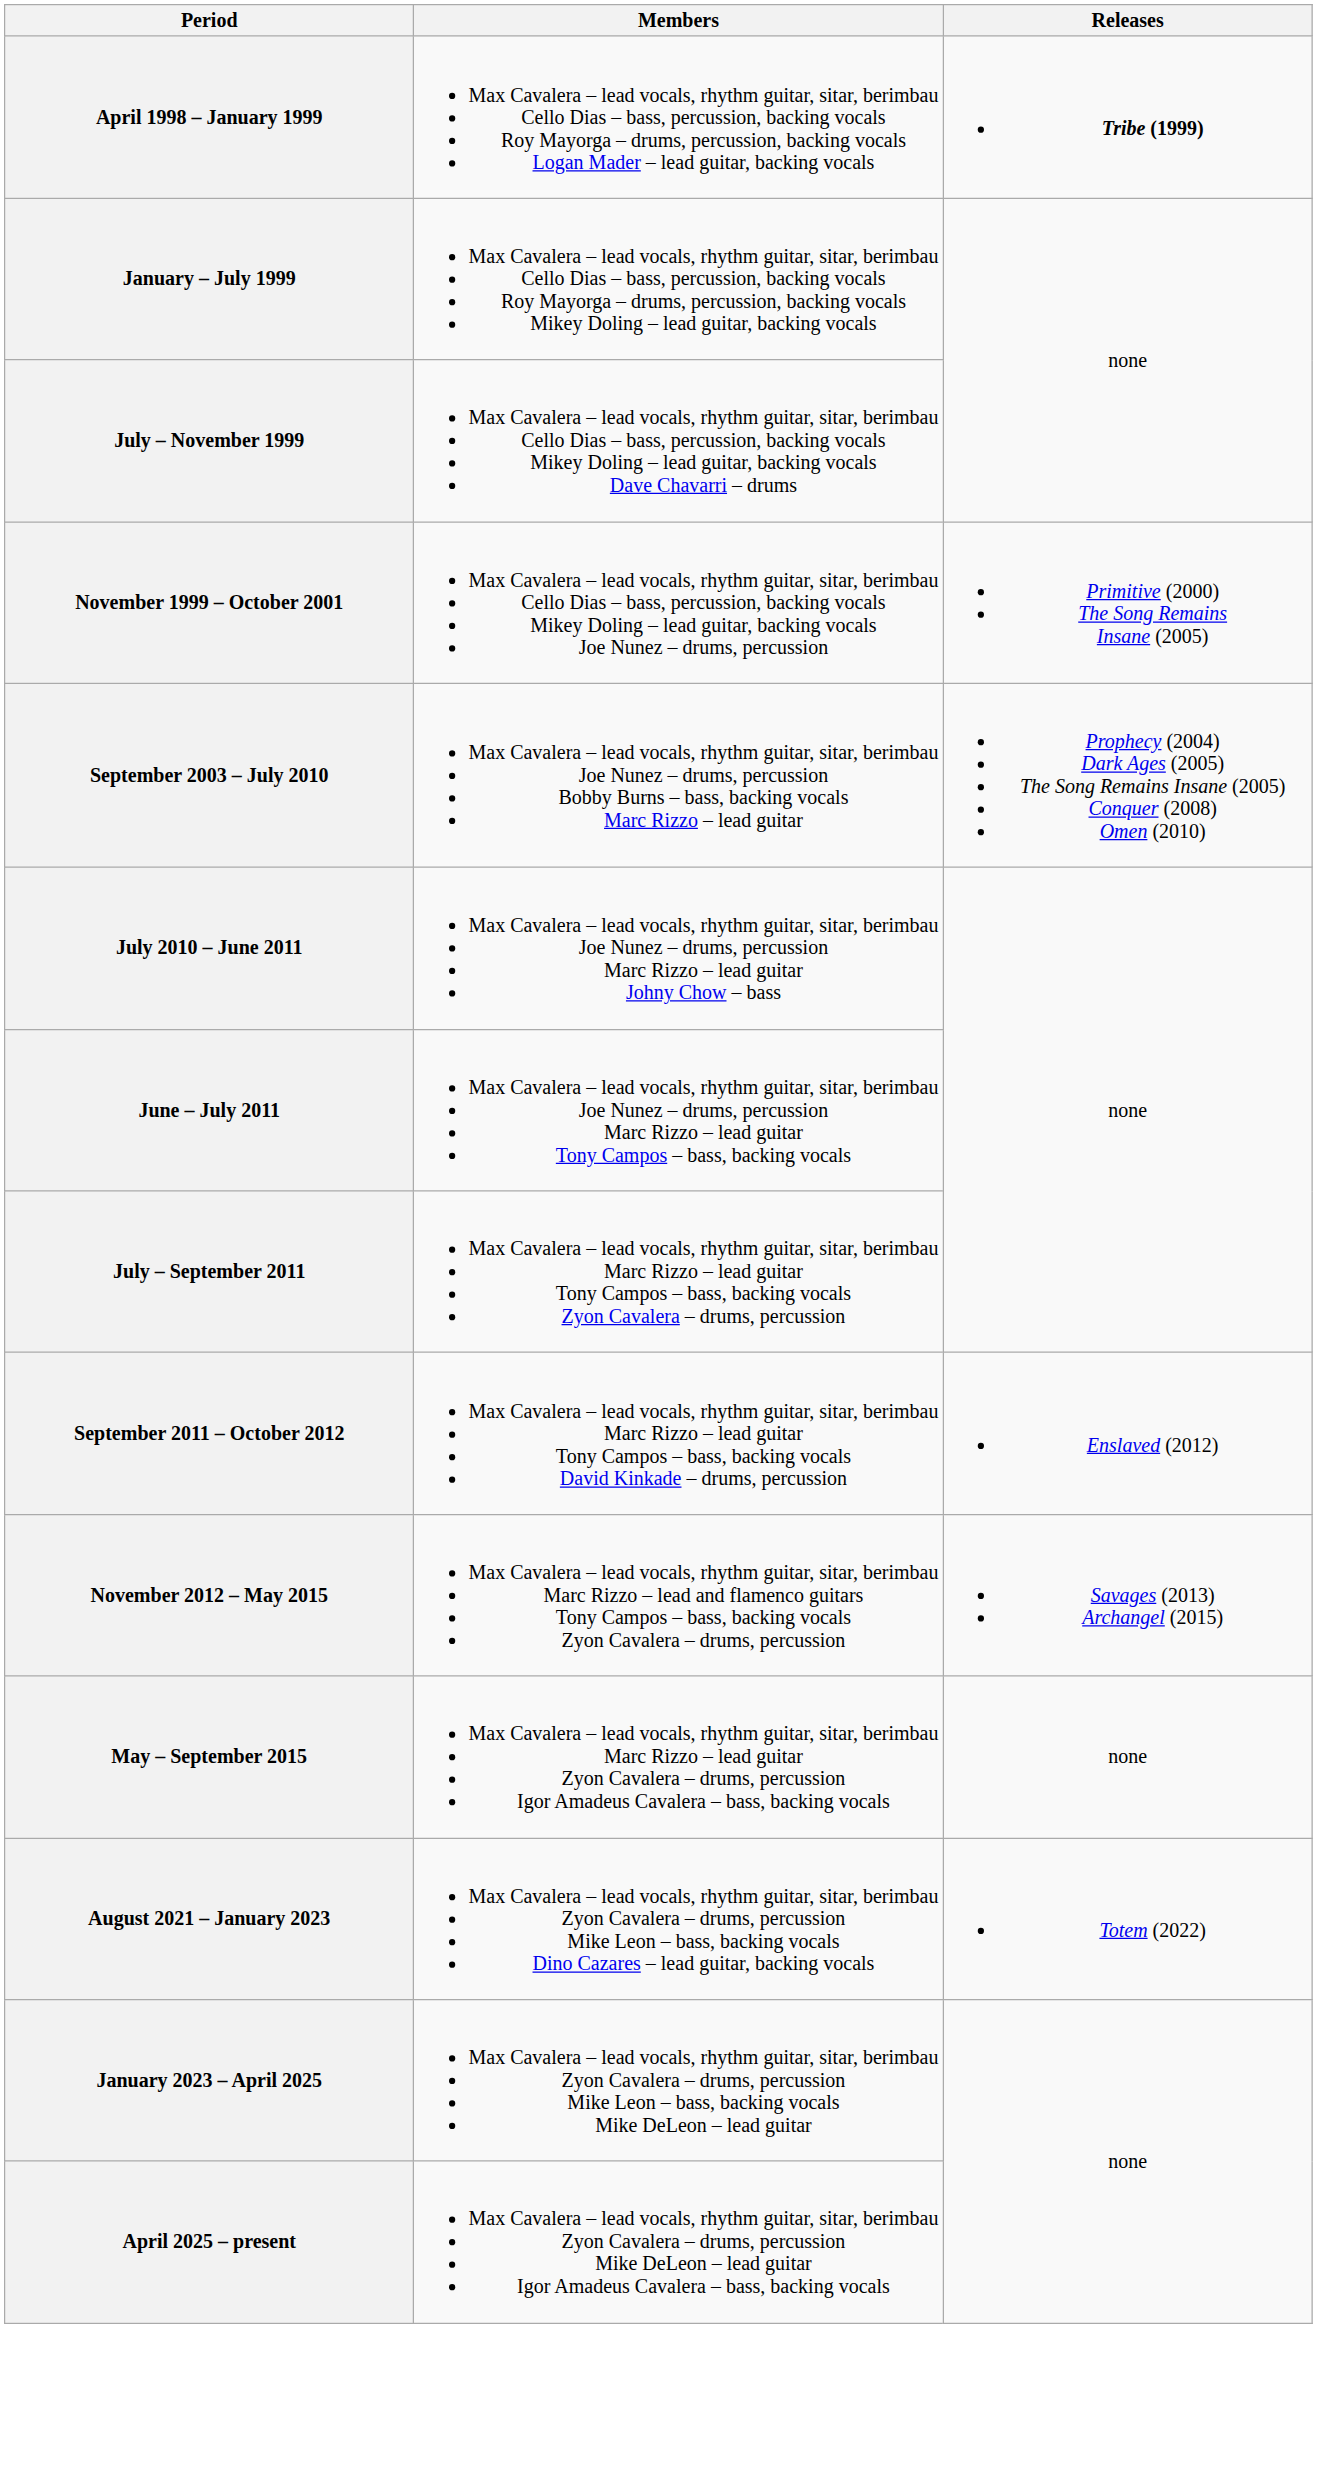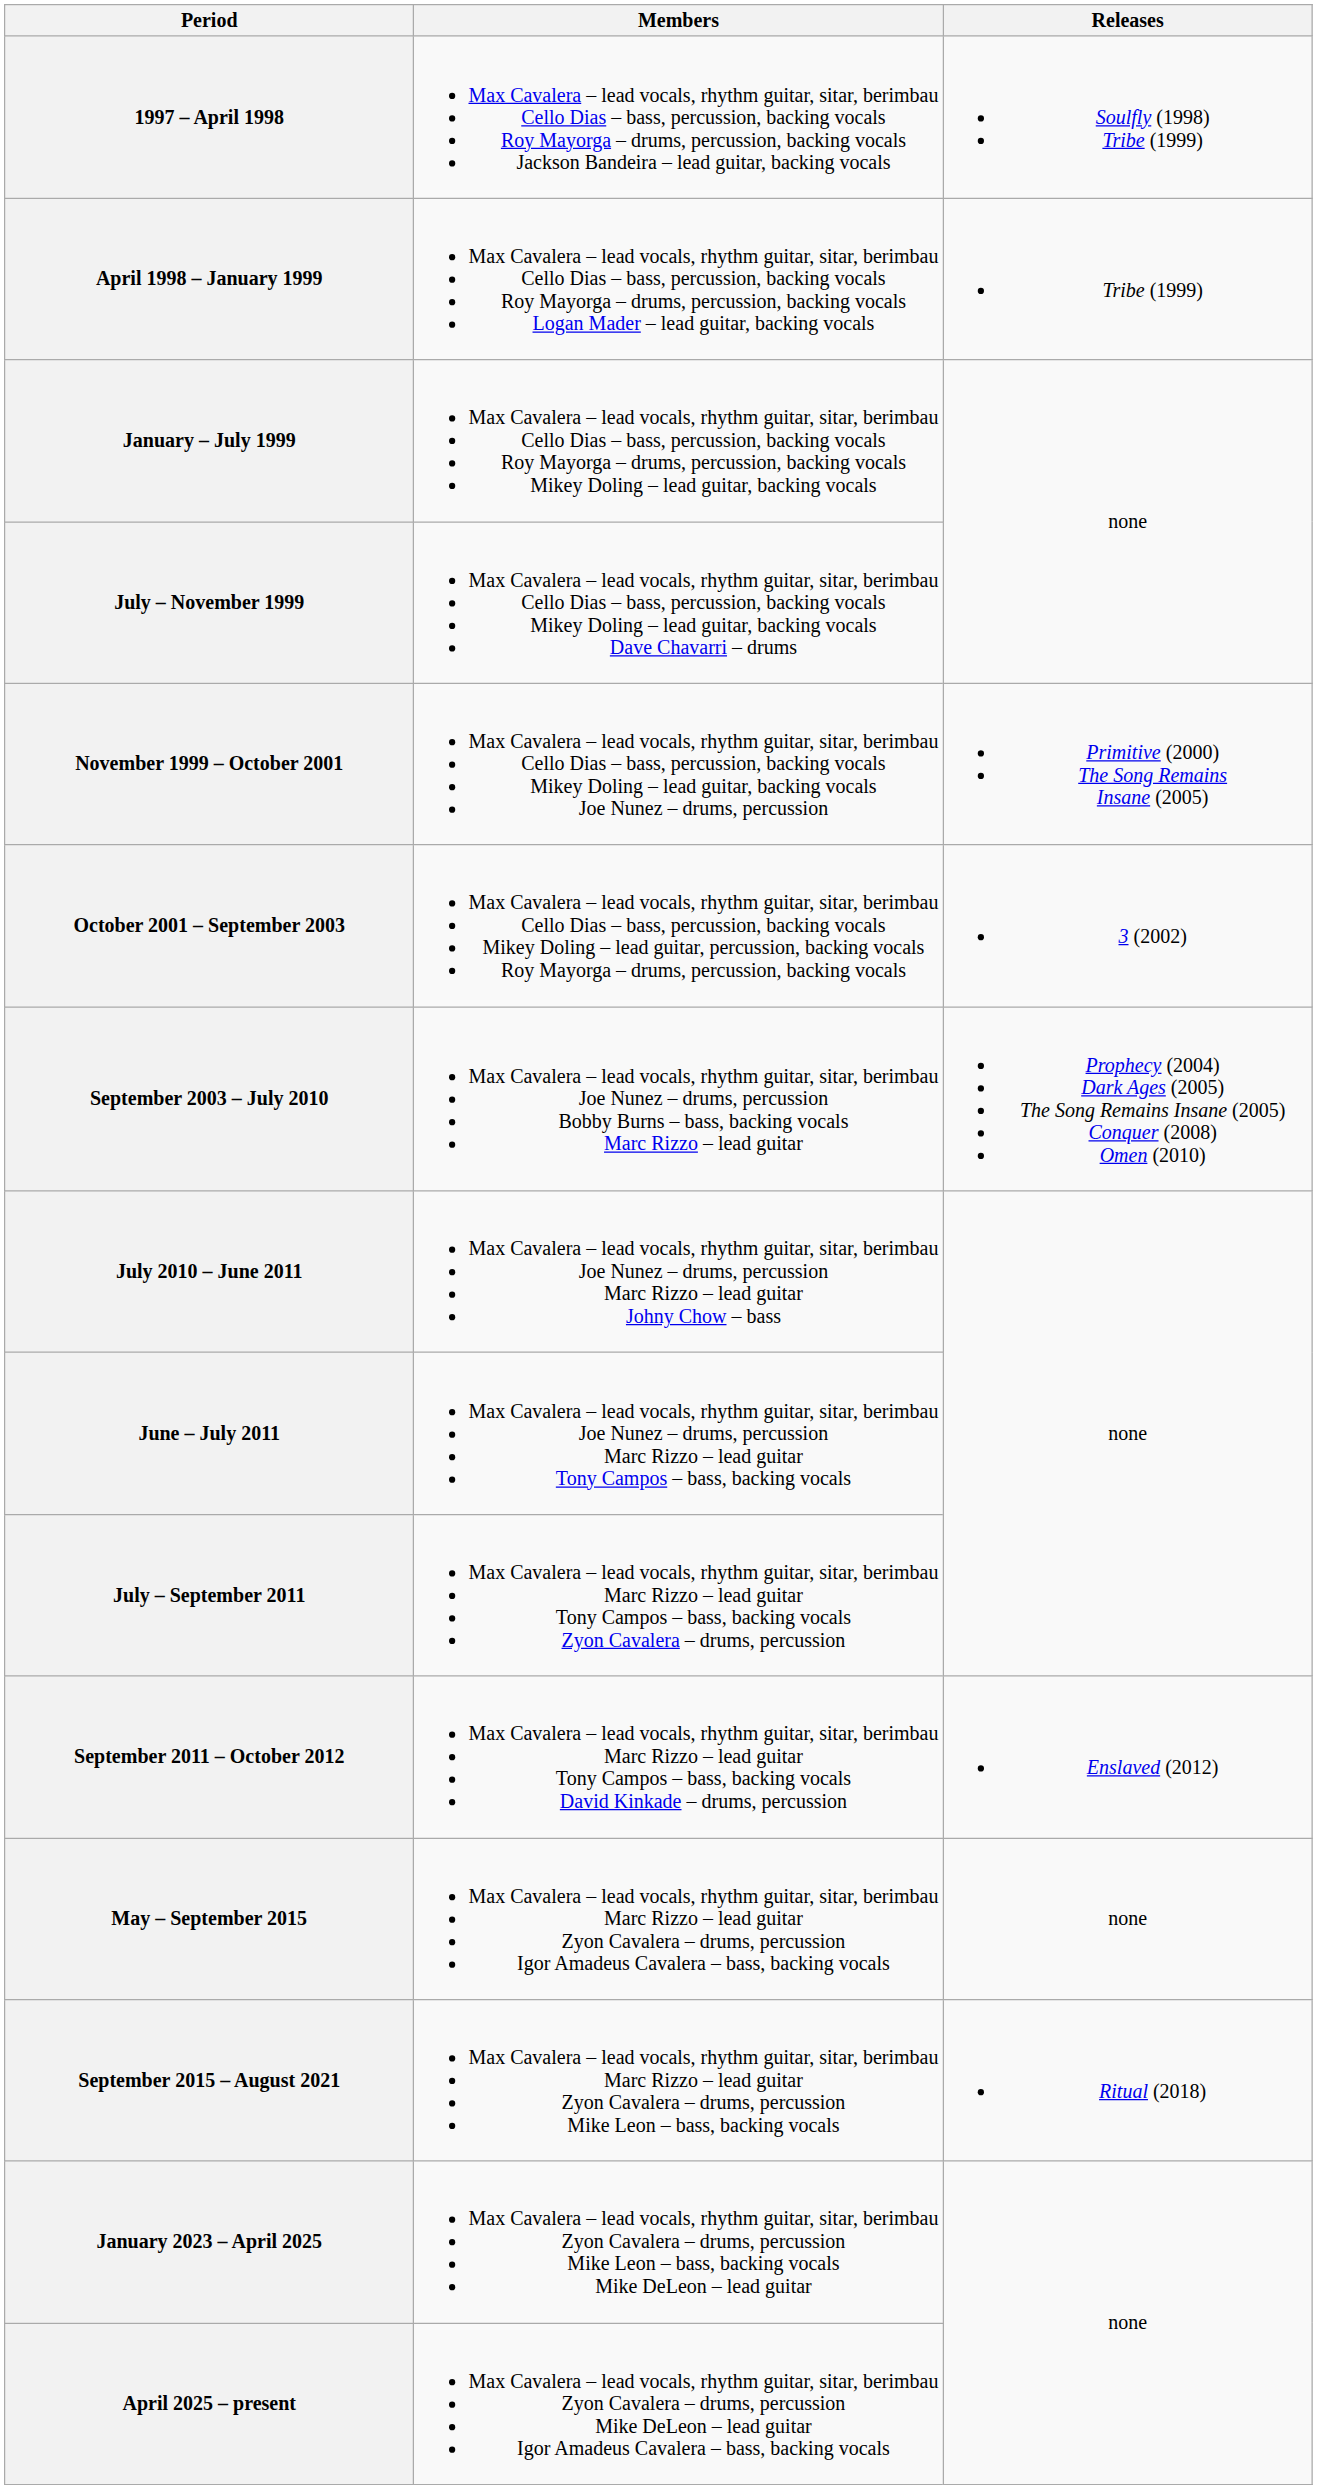+ row: (209, 117)
(1128, 128) bold -> (1128, 290) normal
+ row: (209, 925)
- row: (209, 1595)
+ row: (209, 2080)
- row: (209, 1918)
